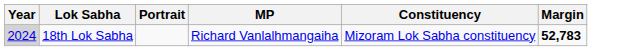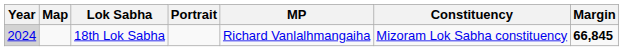+ column: (55, 14)
(561, 35) 52,783 -> (593, 35) 66,845
